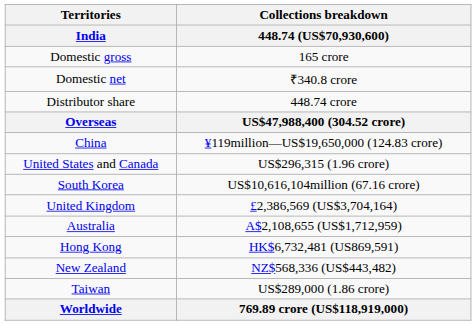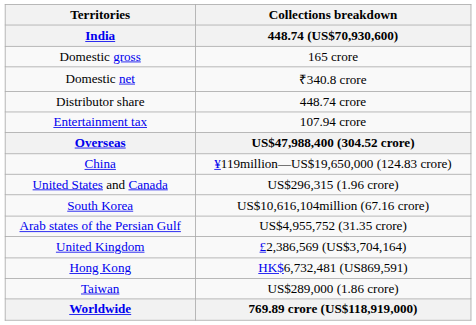+ row: (100, 122)
+ row: (100, 226)
- row: (91, 226)
- row: (91, 267)
